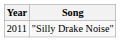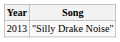(17, 28) 2011 -> (17, 28) 2013
